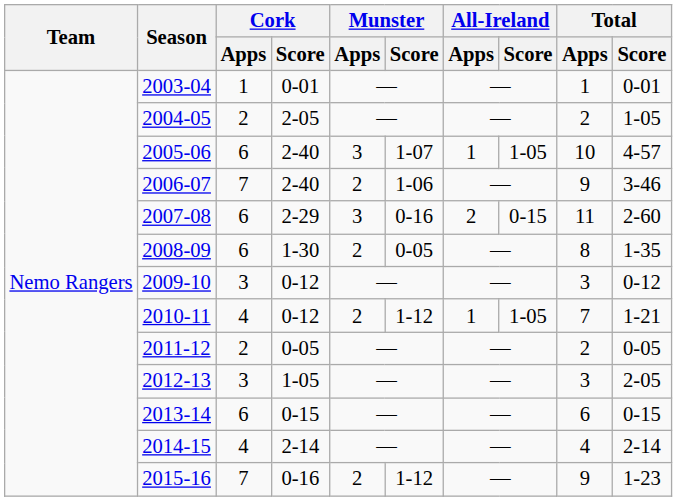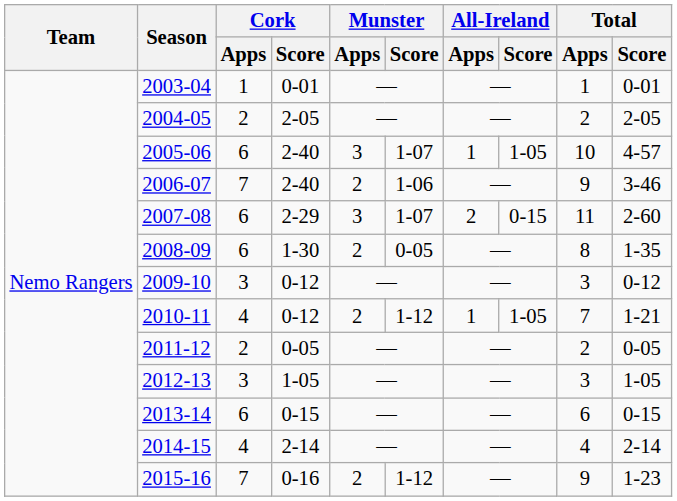(642, 119) 1-05 -> (642, 119) 2-05
(414, 217) 0-16 -> (414, 217) 1-07
(642, 380) 2-05 -> (642, 380) 1-05
